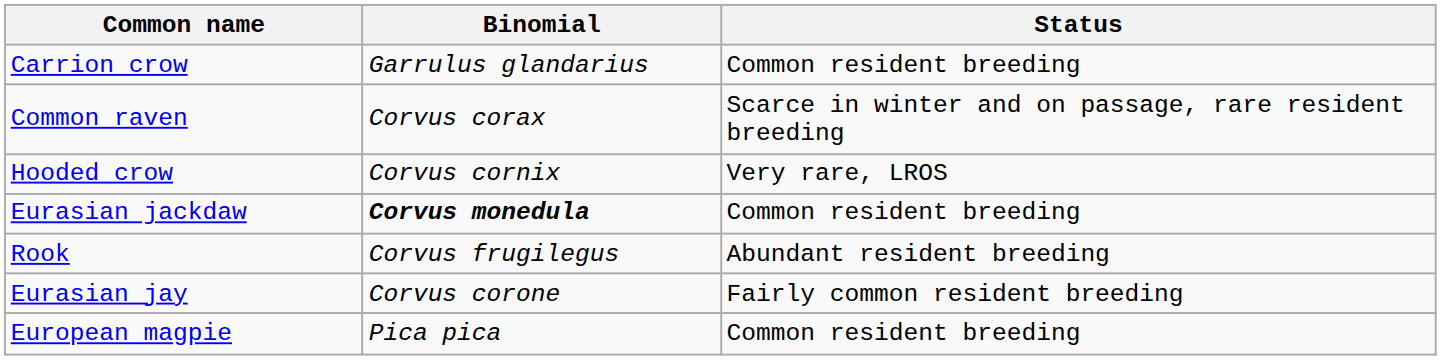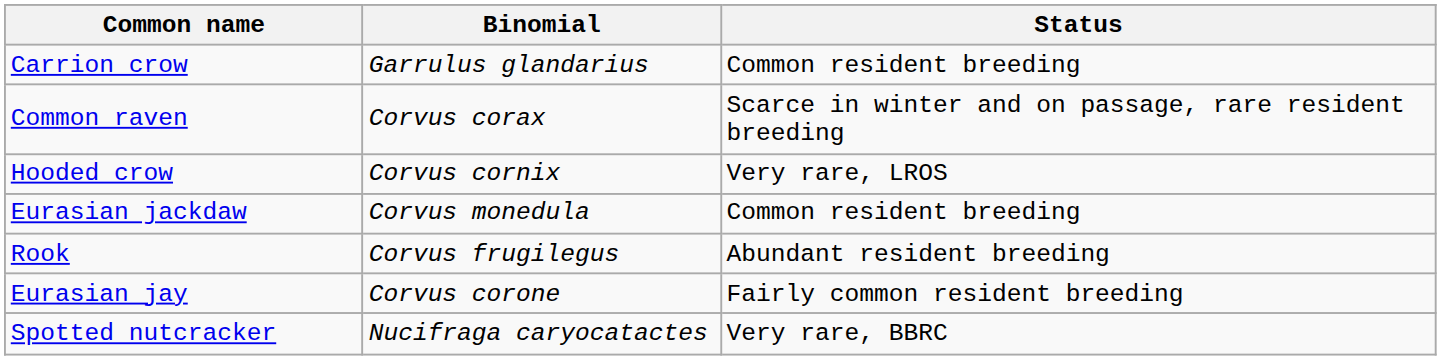(479, 213) bold -> (479, 213) normal
- row: (121, 334)
+ row: (144, 334)
